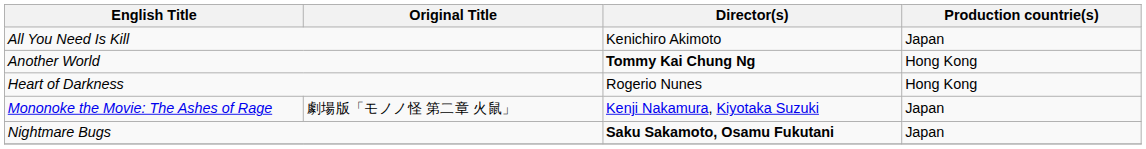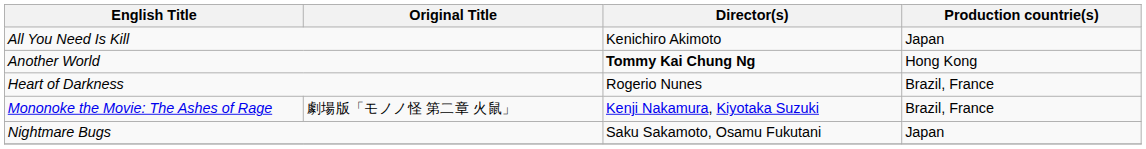(941, 84) Hong Kong -> (950, 84) Brazil, France
(925, 108) Japan -> (950, 108) Brazil, France
(720, 132) bold -> (714, 132) normal
